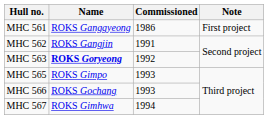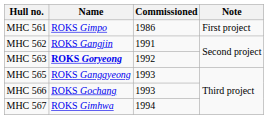(91, 28) ROKS Ganggyeong -> (79, 28) ROKS Gimpo
(79, 75) ROKS Gimpo -> (91, 75) ROKS Ganggyeong
